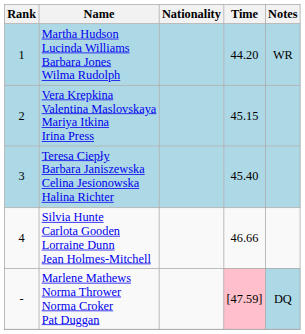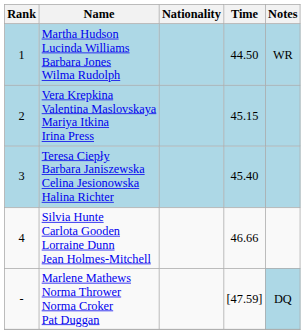(244, 54) 44.20 -> (244, 54) 44.50
(244, 299) pink background -> (244, 299) no background
